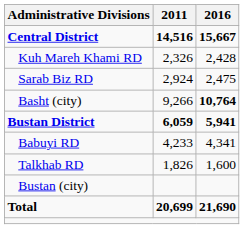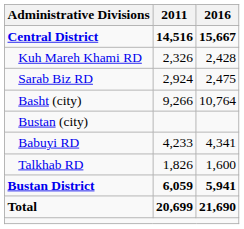(218, 100) bold -> (218, 100) normal
rows swapped: (51, 121) <-> (53, 185)
